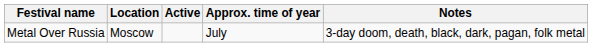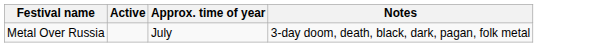- column: (135, 13)
